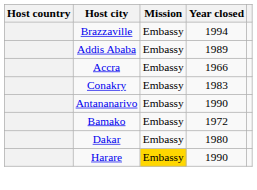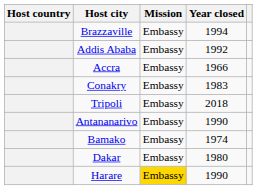(216, 49) 1989 -> (216, 49) 1992
+ row: (107, 103)
(216, 121) 1972 -> (216, 139) 1974
